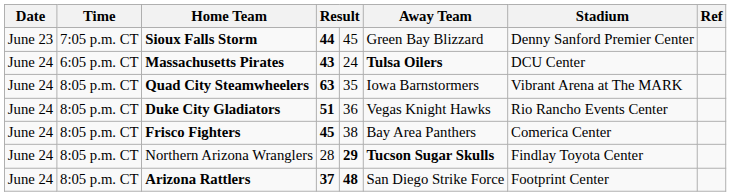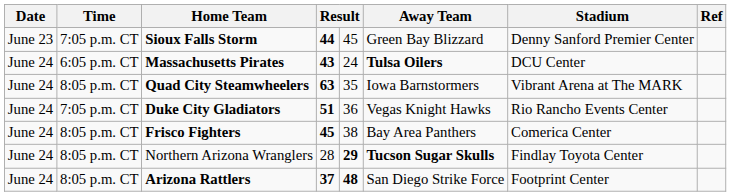(99, 109) 8:05 p.m. CT -> (99, 109) 7:05 p.m. CT
